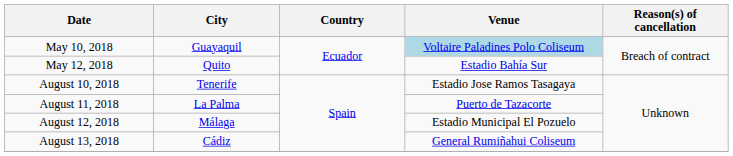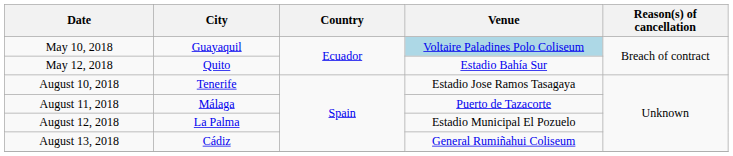(217, 103) La Palma -> (217, 103) Málaga
(217, 122) Málaga -> (217, 122) La Palma
